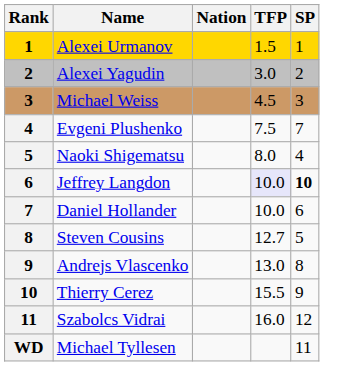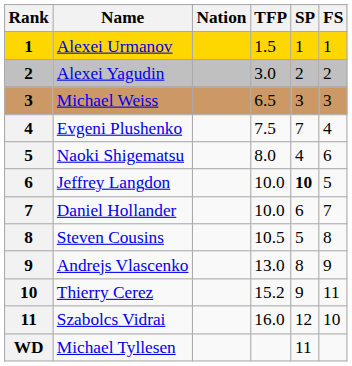+ column: (333, 18)
(265, 100) 4.5 -> (265, 100) 6.5
(269, 182) lavender background -> (269, 182) no background
(269, 237) 12.7 -> (269, 237) 10.5
(269, 292) 15.5 -> (269, 292) 15.2
